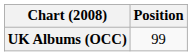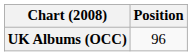(159, 39) 99 -> (159, 39) 96
